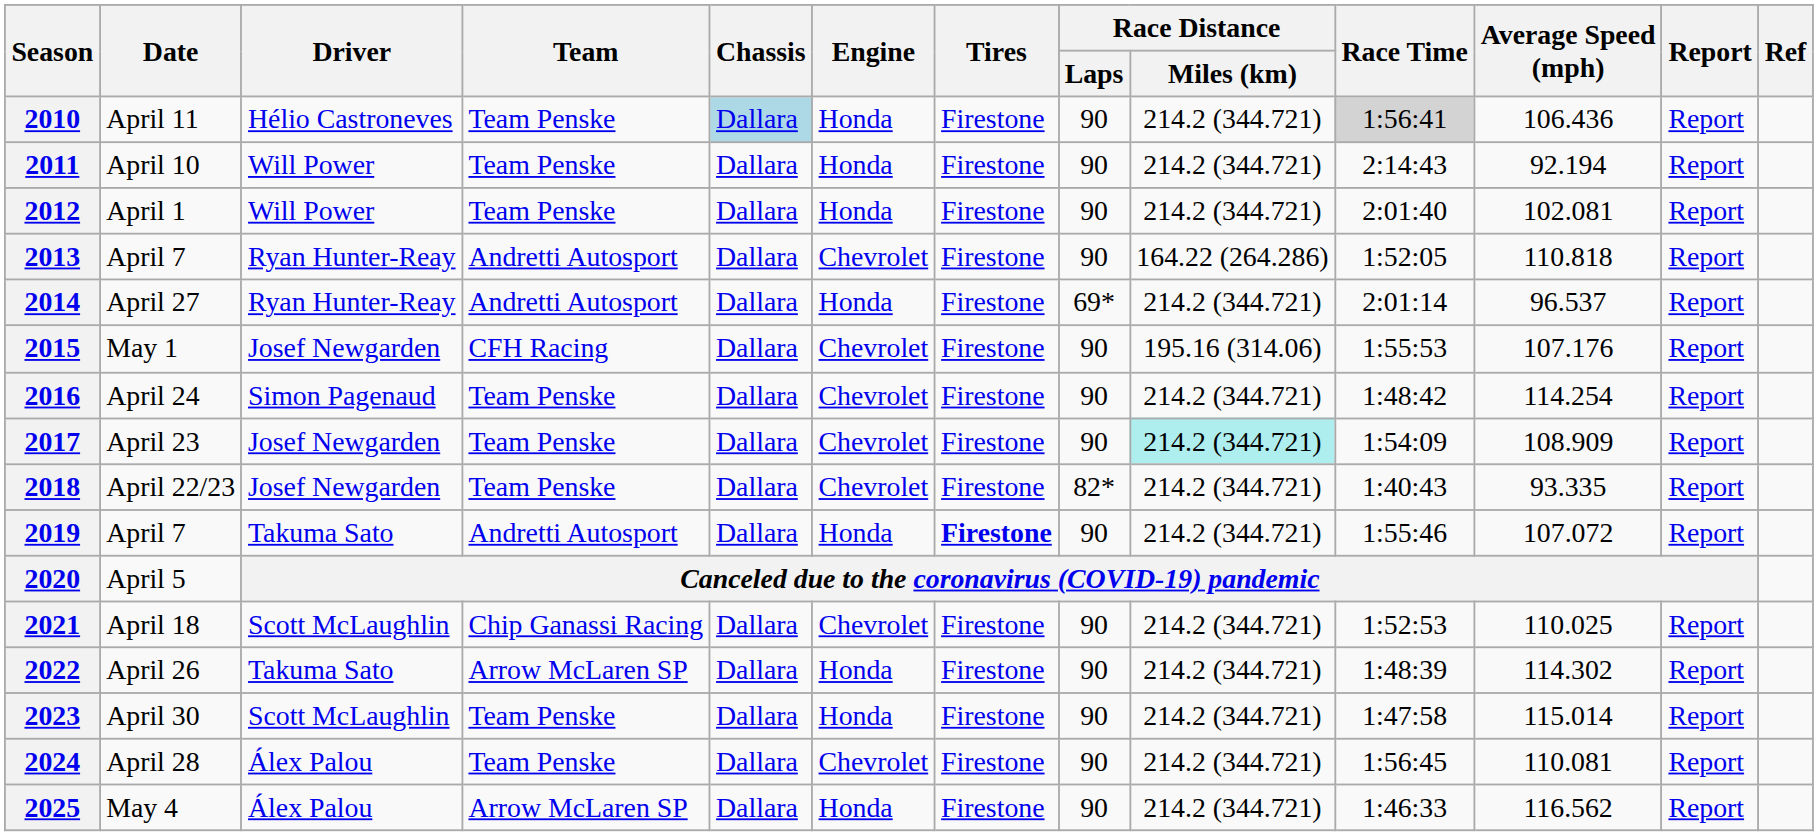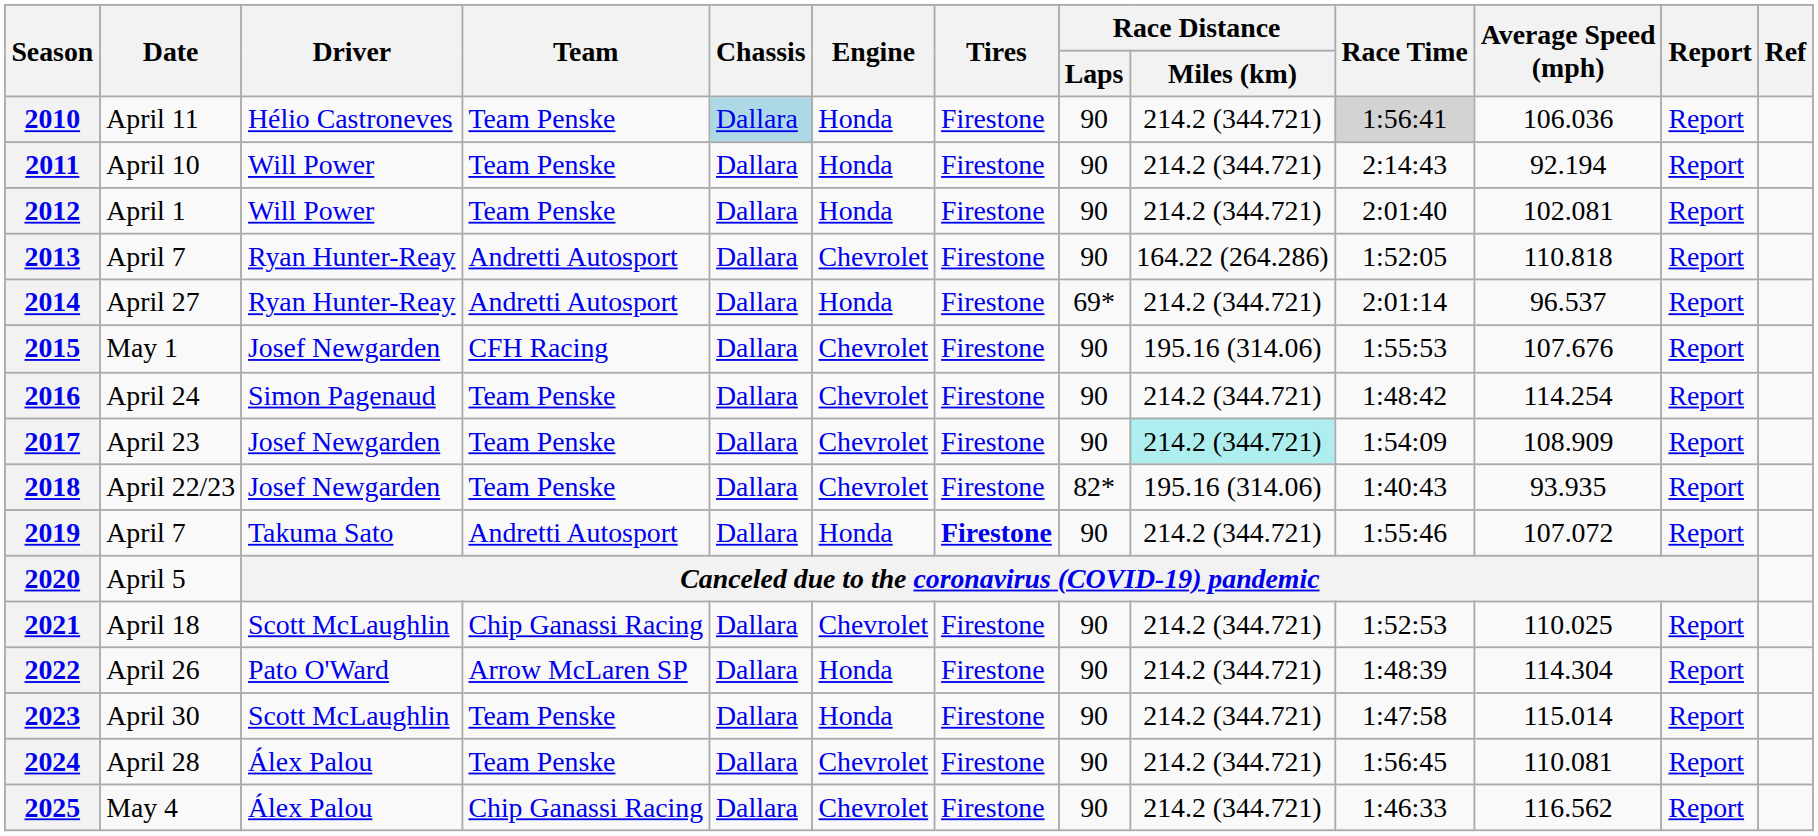(1568, 119) 106.436 -> (1568, 119) 106.036
(1568, 348) 107.176 -> (1568, 348) 107.676
(1232, 486) 214.2 (344.721) -> (1232, 486) 195.16 (314.06)
(1568, 486) 93.335 -> (1568, 486) 93.935
(321, 669) Takuma Sato -> (318, 669) Pato O'Ward
(1568, 669) 114.302 -> (1568, 669) 114.304
(578, 807) Arrow McLaren SP -> (586, 807) Chip Ganassi Racing
(856, 807) Honda -> (873, 807) Chevrolet
